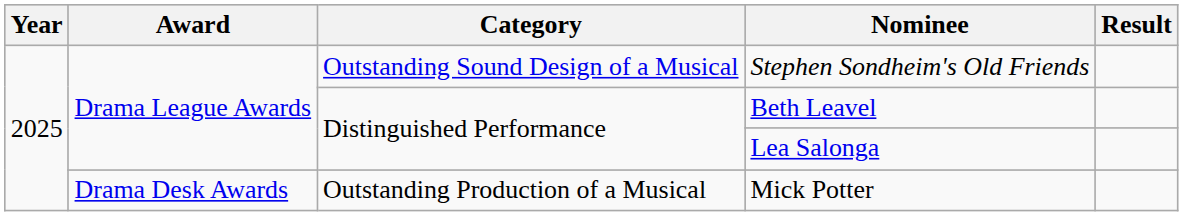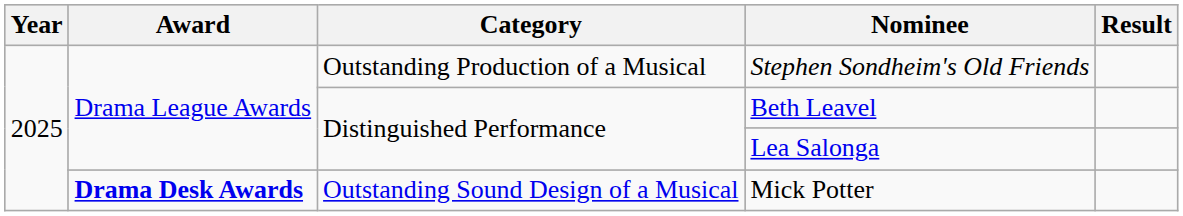(531, 66) Outstanding Sound Design of a Musical -> (515, 66) Outstanding Production of a Musical
(181, 189) normal -> (189, 189) bold
(515, 189) Outstanding Production of a Musical -> (531, 189) Outstanding Sound Design of a Musical
